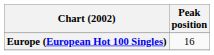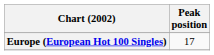(189, 41) 16 -> (189, 41) 17
